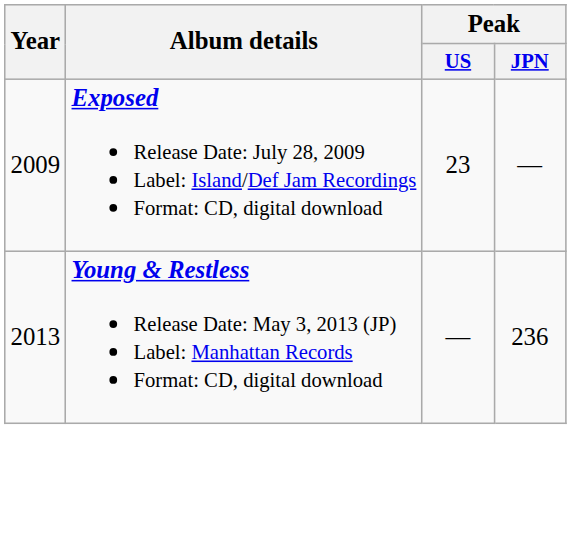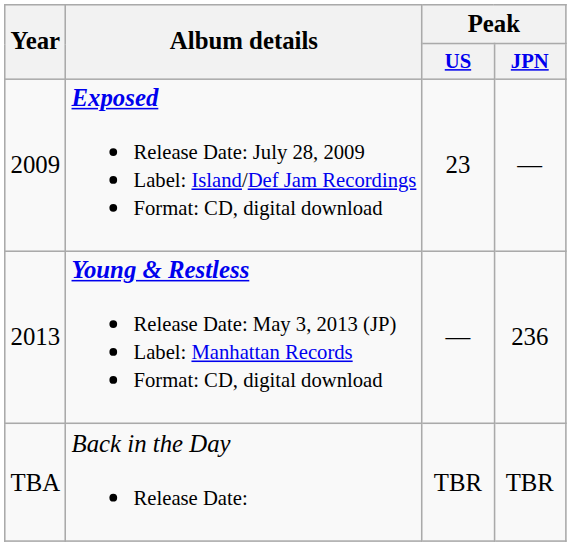+ row: (244, 470)
